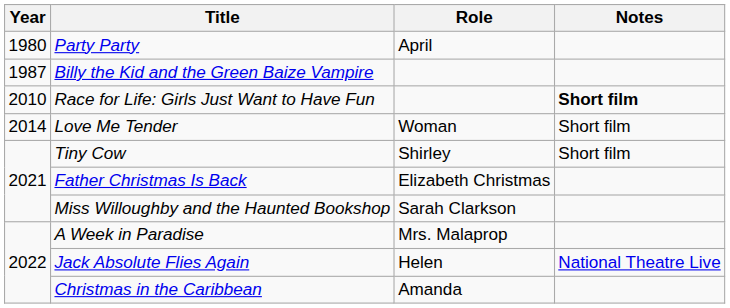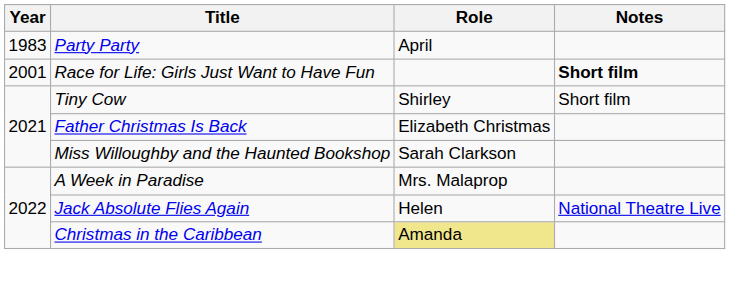(28, 45) 1980 -> (28, 45) 1983
- row: (214, 72)
(28, 99) 2010 -> (28, 72) 2001
- row: (116, 126)
(430, 289) no background -> (430, 235) khaki background
